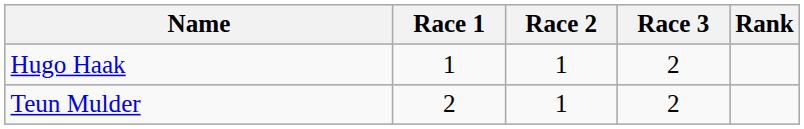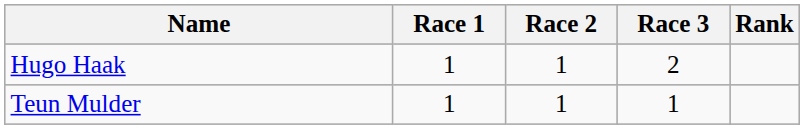(449, 104) 2 -> (449, 104) 1
(673, 104) 2 -> (673, 104) 1
